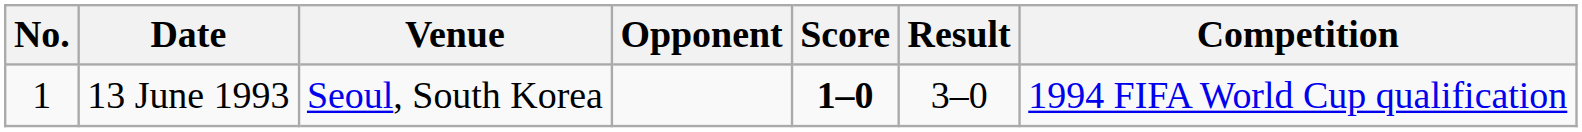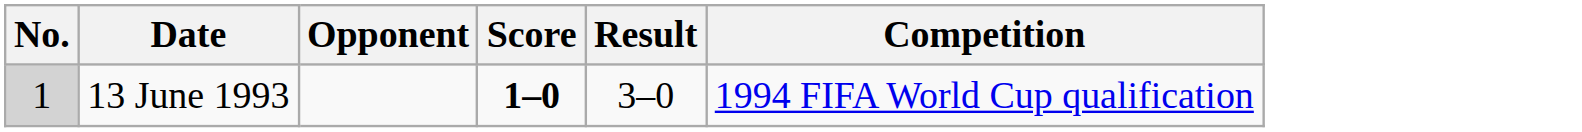- column: (455, 34)
(42, 94) no background -> (42, 94) lightgrey background
